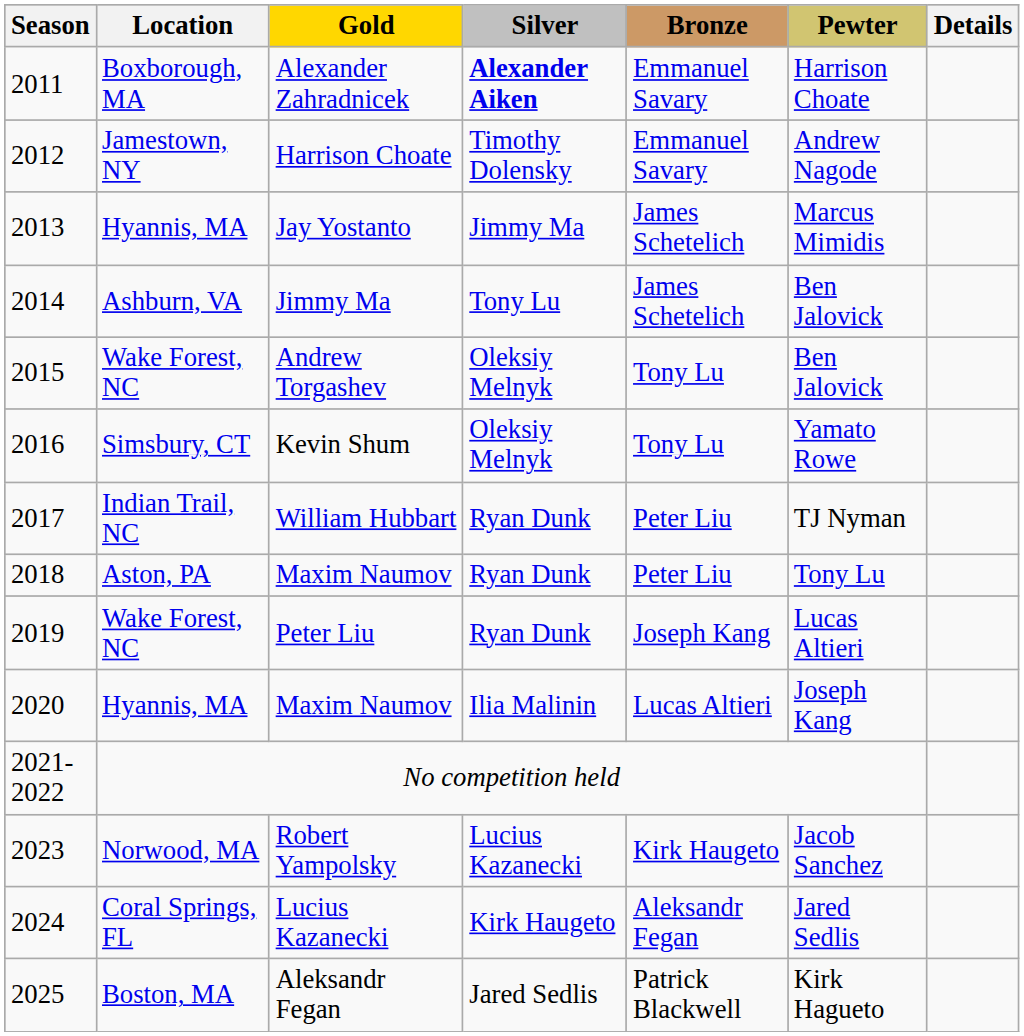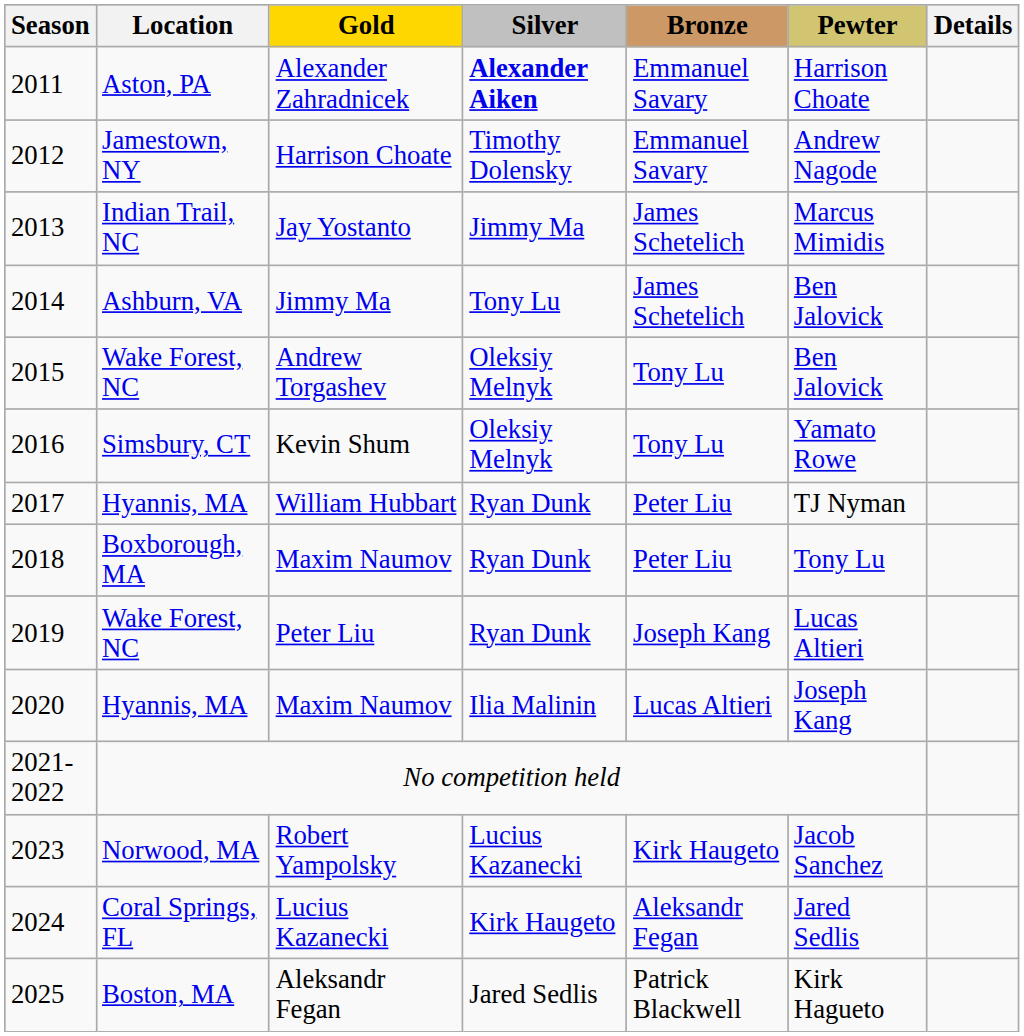(172, 83) Boxborough, MA -> (156, 83) Aston, PA
(175, 227) Hyannis, MA -> (168, 227) Indian Trail, NC
(168, 517) Indian Trail, NC -> (175, 502) Hyannis, MA
(156, 575) Aston, PA -> (172, 560) Boxborough, MA
